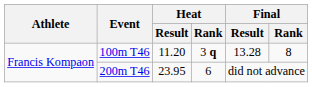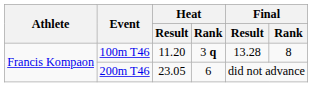(172, 71) 23.95 -> (172, 71) 23.05
